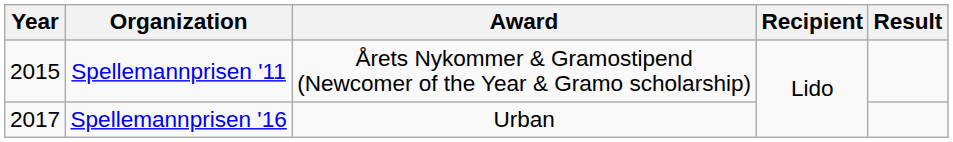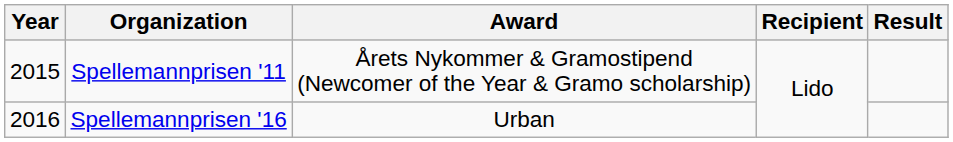(35, 119) 2017 -> (35, 119) 2016
